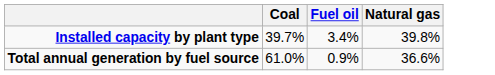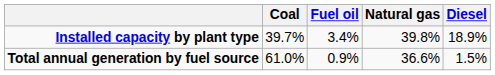+ column: (467, 15)
